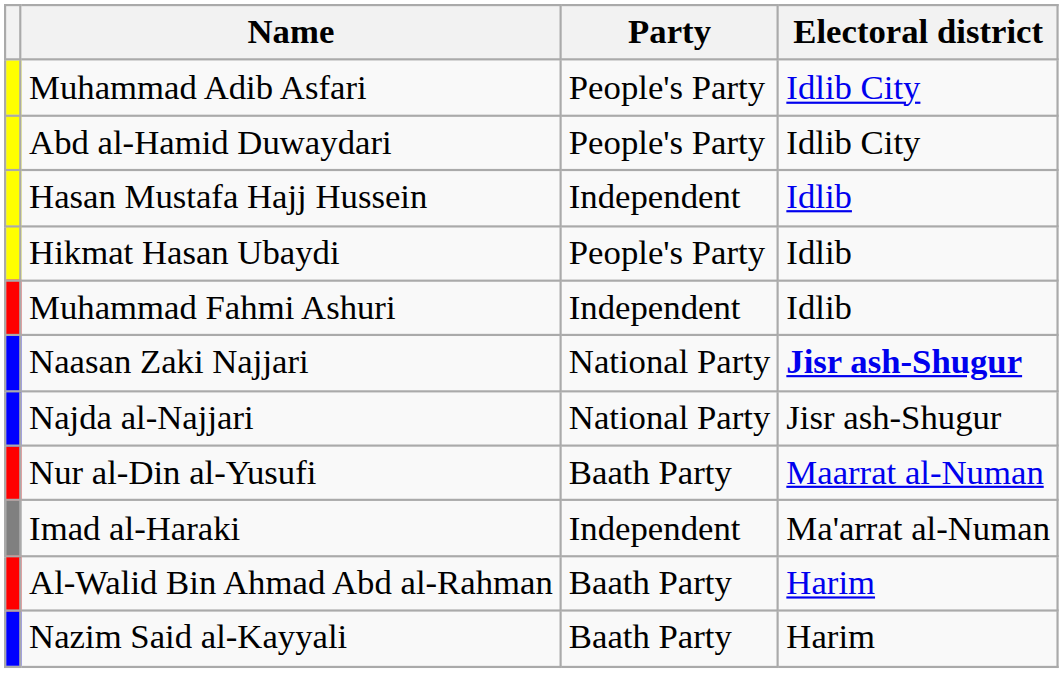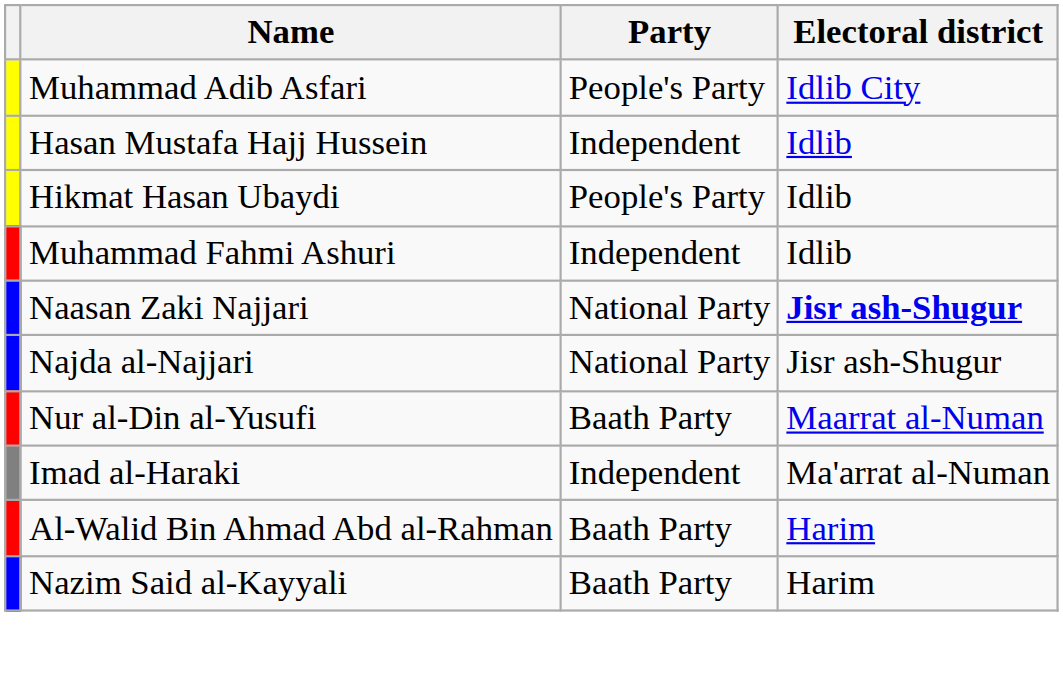- row: (210, 142)
